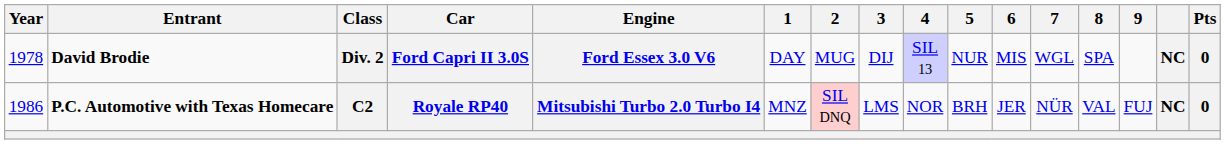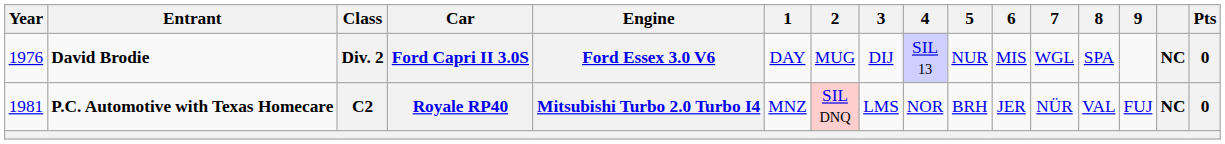(26, 57) 1978 -> (26, 57) 1976
(26, 106) 1986 -> (26, 106) 1981
